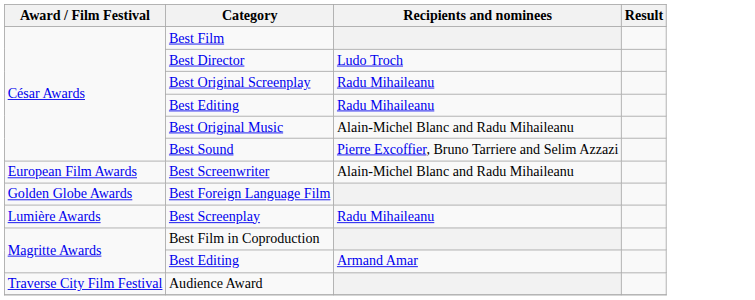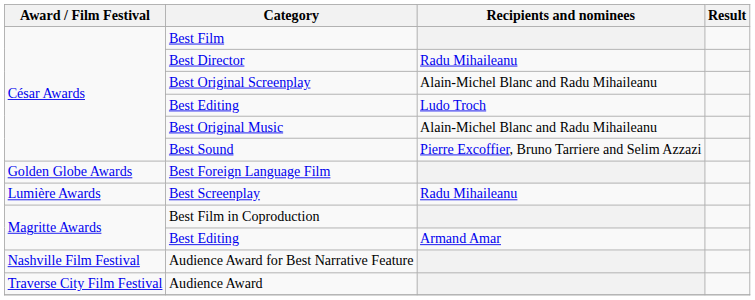(370, 60) Ludo Troch -> (469, 60) Radu Mihaileanu
(386, 82) Radu Mihaileanu -> (539, 82) Alain-Michel Blanc and Radu Mihaileanu
(386, 104) Radu Mihaileanu -> (453, 104) Ludo Troch
- row: (72, 171)
+ row: (74, 261)
